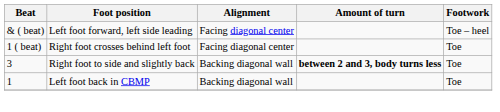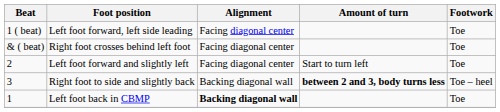(25, 30) & ( beat) -> (24, 30) 1 ( beat)
(468, 30) Toe – heel -> (457, 30) Toe
(24, 47) 1 ( beat) -> (25, 47) & ( beat)
+ row: (119, 64)
(454, 64) Toe -> (471, 81) Toe – heel
(246, 81) normal -> (248, 98) bold
